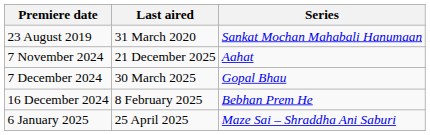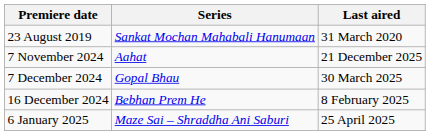columns swapped: (322, 15) <-> (165, 15)
